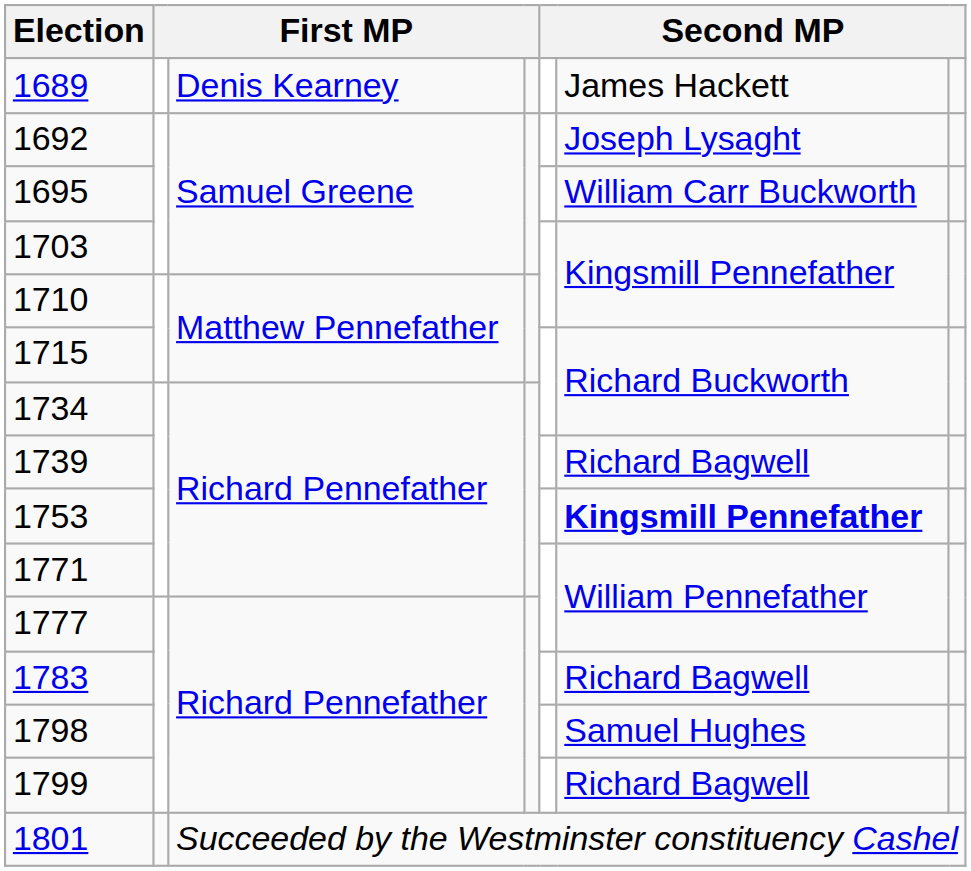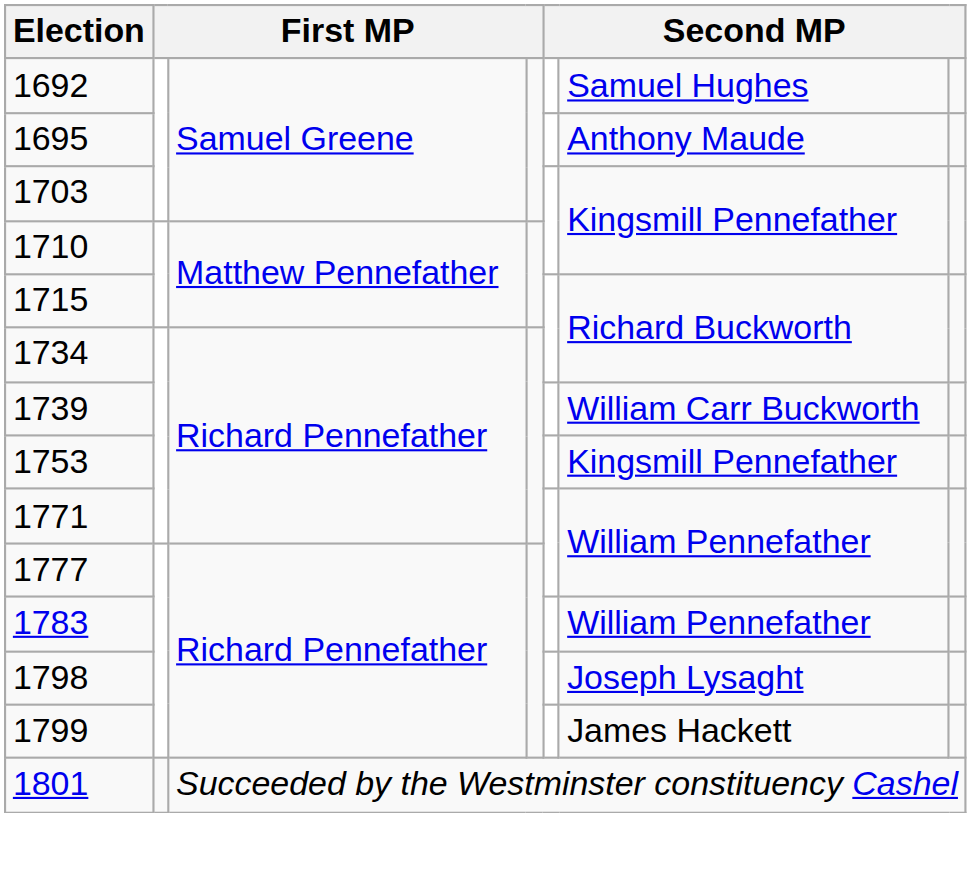- row: (51, 85)
(682, 138) Joseph Lysaght -> (688, 85) Samuel Hughes
(741, 192) William Carr Buckworth -> (686, 138) Anthony Maude
(687, 461) Richard Bagwell -> (743, 407) William Carr Buckworth
(743, 515) bold -> (732, 461) normal
(687, 676) Richard Bagwell -> (719, 623) William Pennefather
(685, 730) Samuel Hughes -> (685, 676) Joseph Lysaght
(687, 784) Richard Bagwell -> (679, 730) James Hackett
